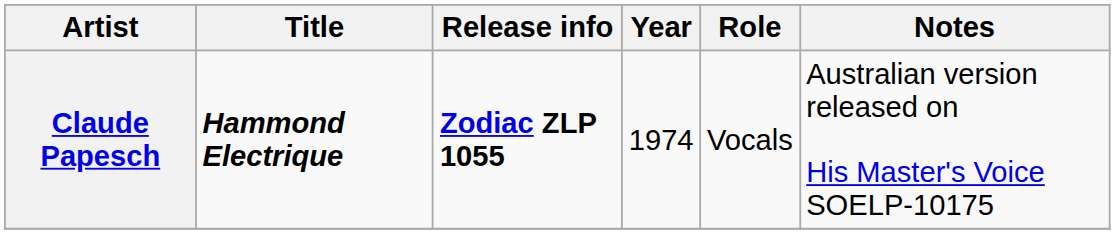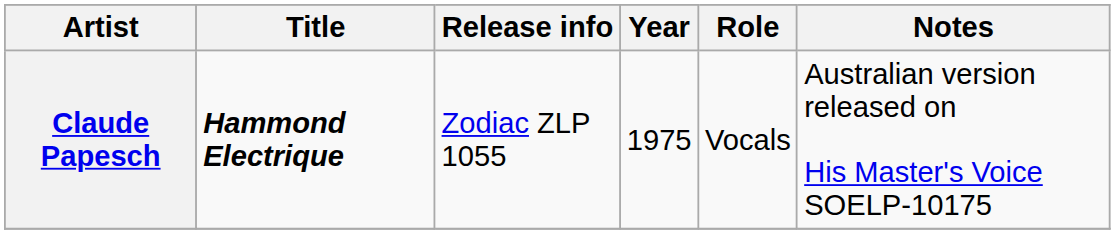(518, 139) bold -> (516, 139) normal
(661, 139) 1974 -> (659, 139) 1975
